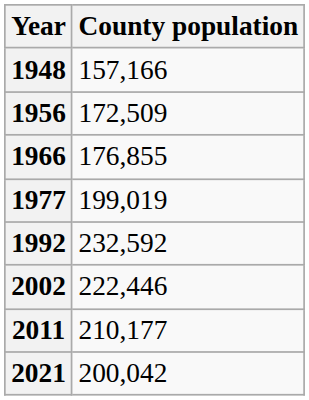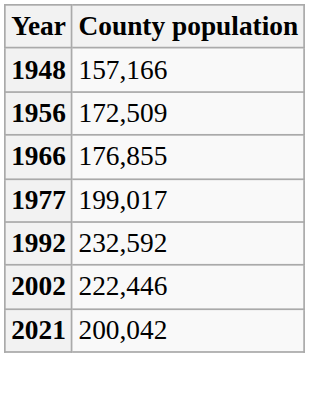(123, 199) 199,019 -> (123, 199) 199,017
- row: (39, 329)
